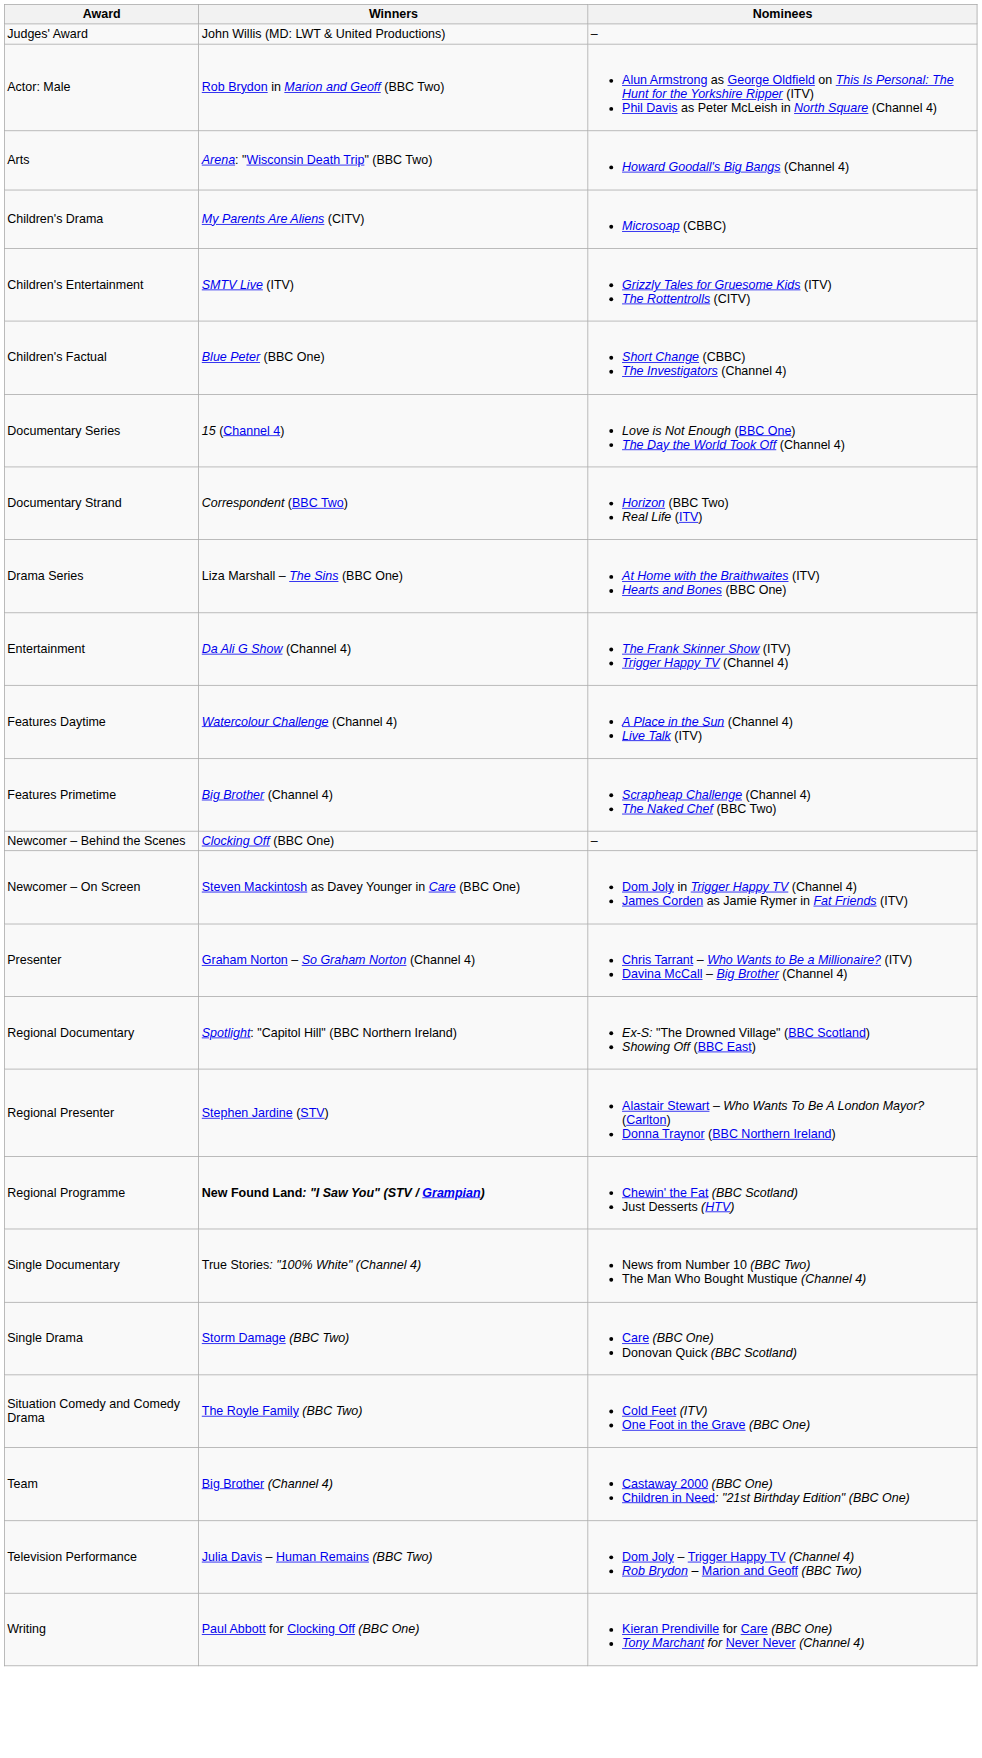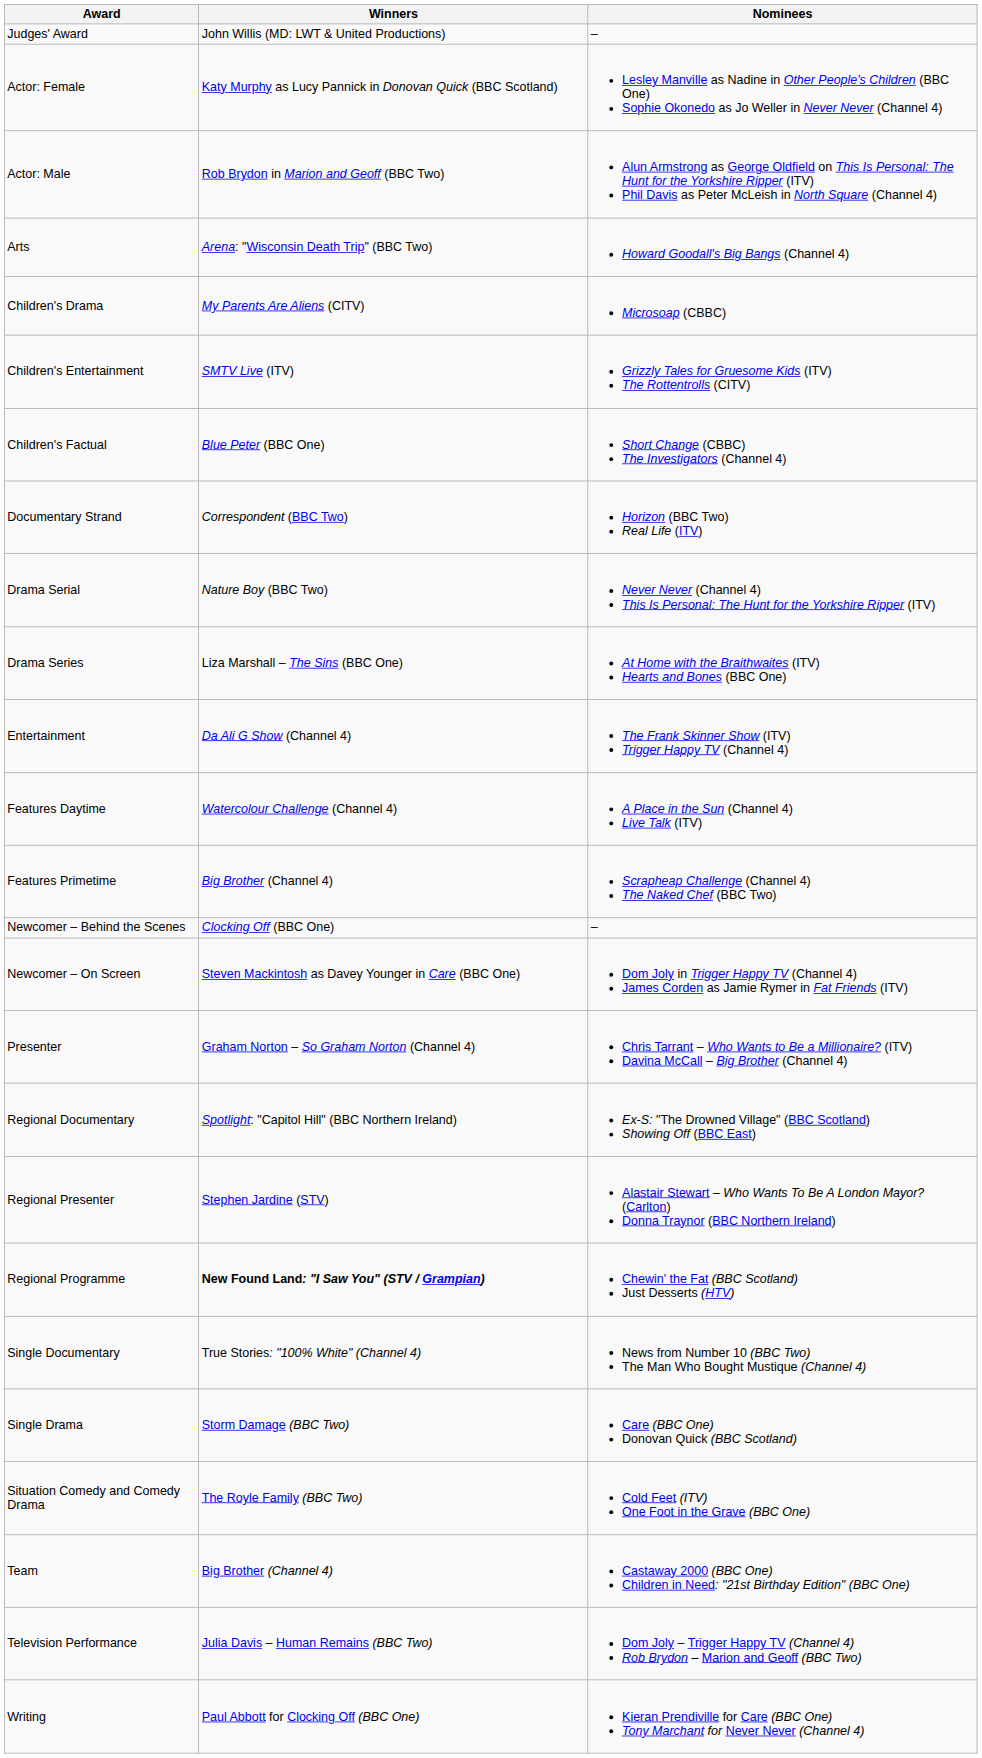+ row: (46, 87)
- row: (64, 430)
+ row: (44, 590)
